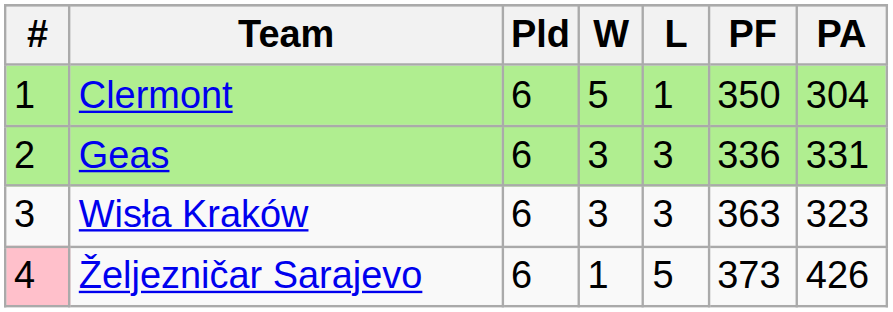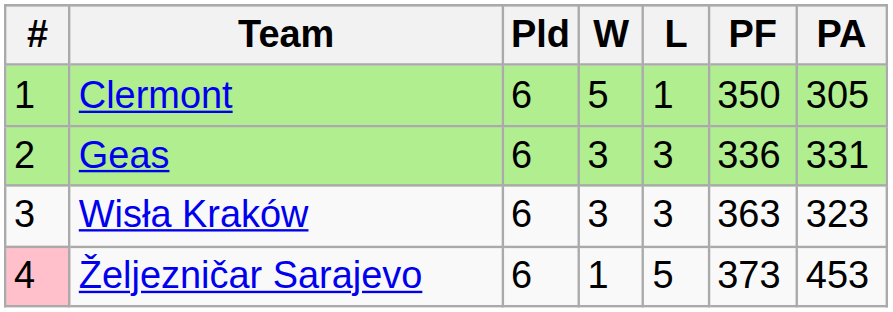(837, 94) 304 -> (837, 94) 305
(837, 275) 426 -> (837, 275) 453
